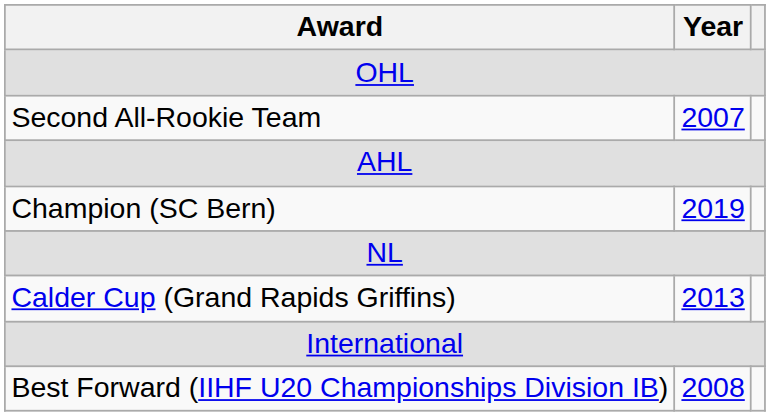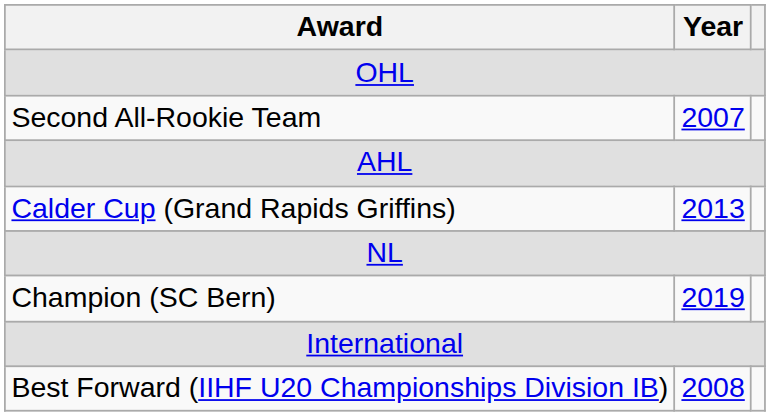rows swapped: (234, 298) <-> (144, 207)
